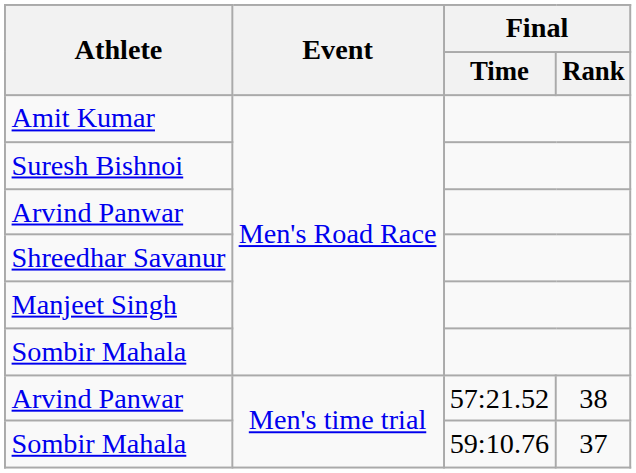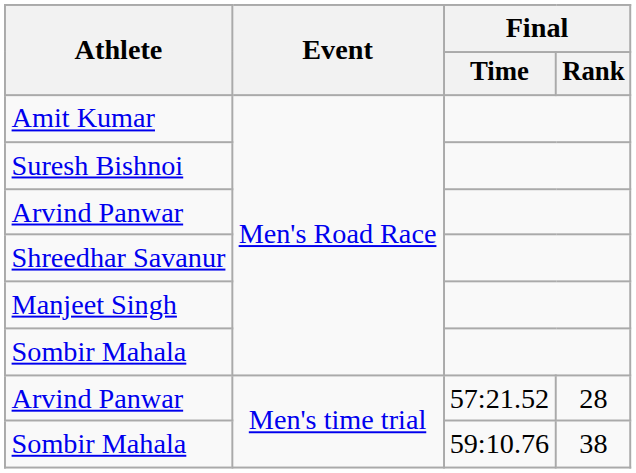(593, 398) 38 -> (593, 398) 28
(593, 444) 37 -> (593, 444) 38
